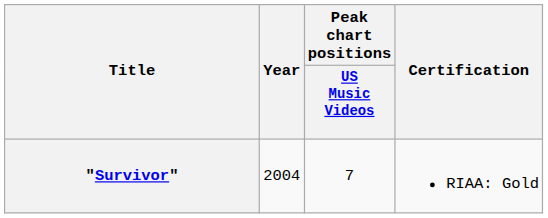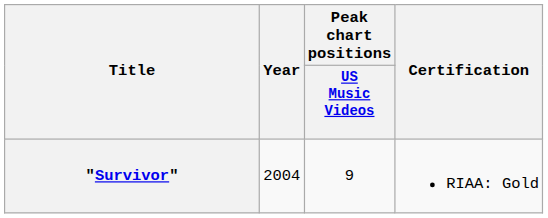(349, 176) 7 -> (349, 176) 9
